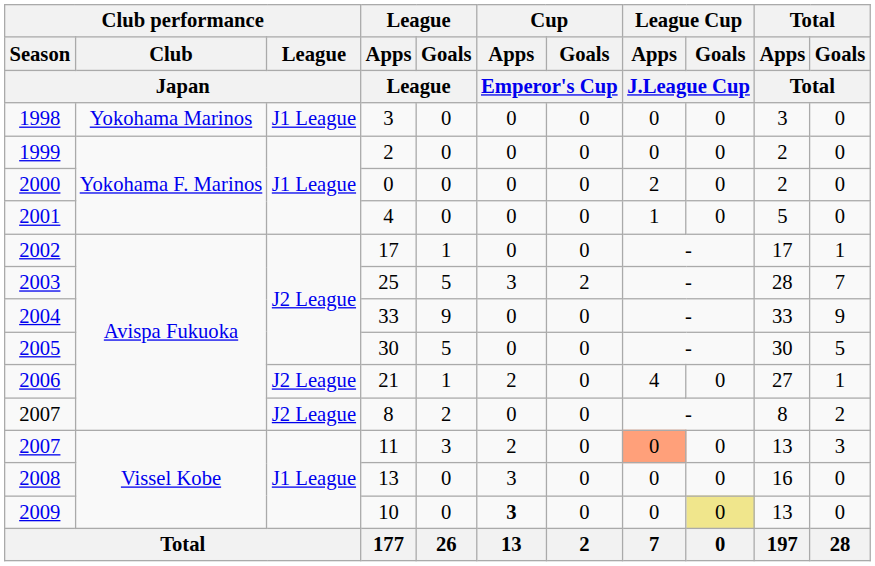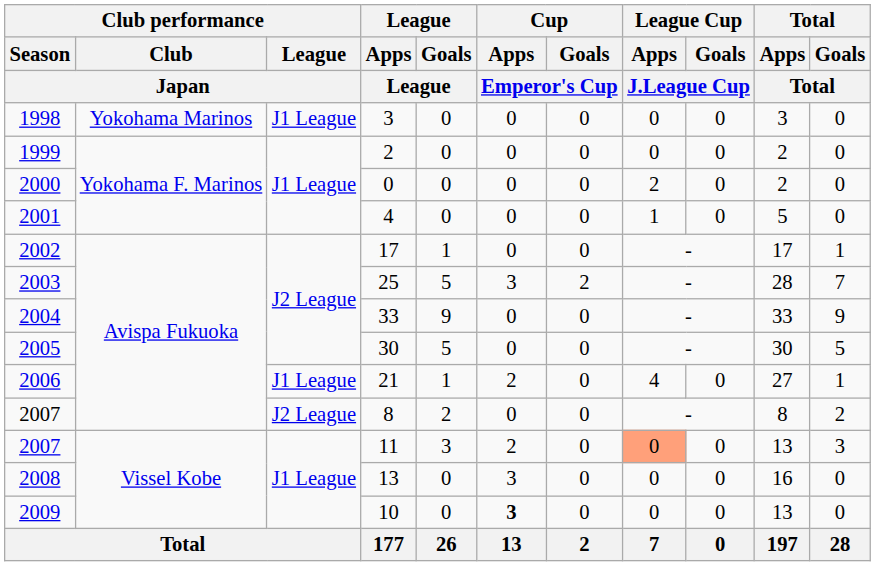(314, 380) J2 League -> (314, 380) J1 League
(720, 511) khaki background -> (720, 511) no background
